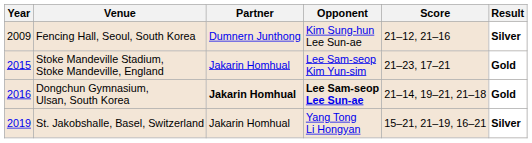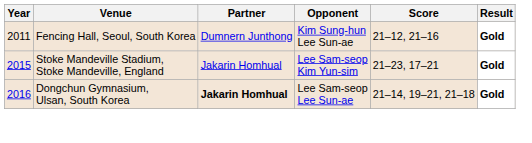(19, 36) 2009 -> (19, 36) 2011
(506, 36) Silver -> (492, 36) Gold
(342, 94) bold -> (333, 94) normal
- row: (120, 124)
